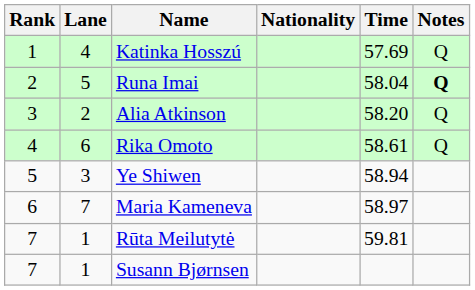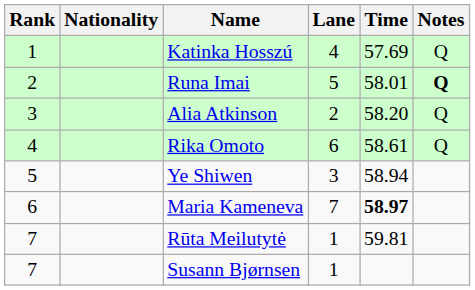columns swapped: (85, 20) <-> (308, 20)
(386, 82) 58.04 -> (386, 82) 58.01
(386, 207) normal -> (386, 207) bold
